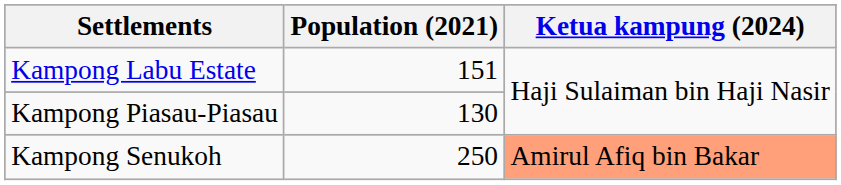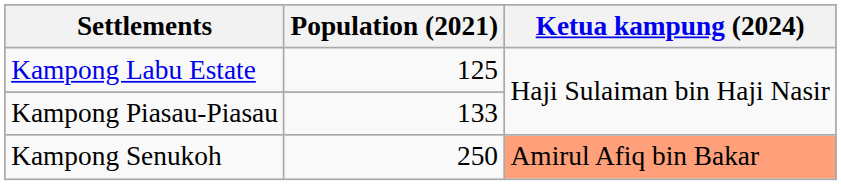(477, 69) 151 -> (477, 69) 125
(477, 112) 130 -> (477, 112) 133
